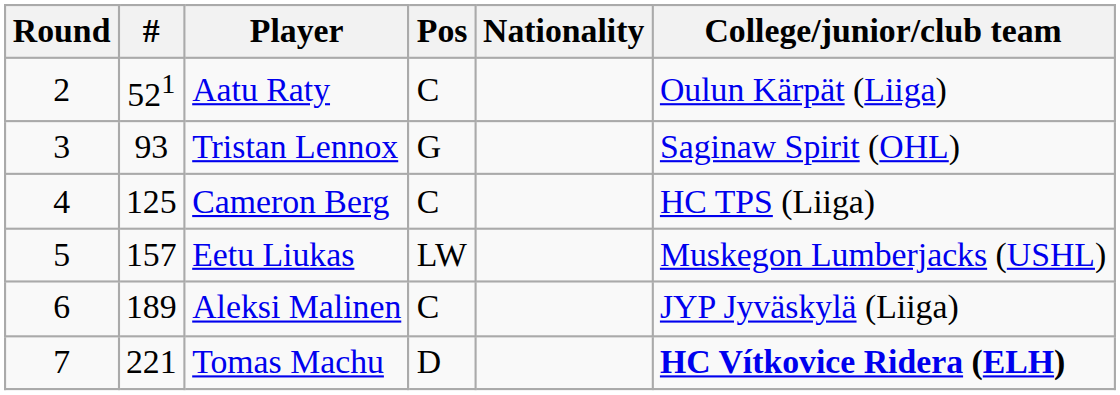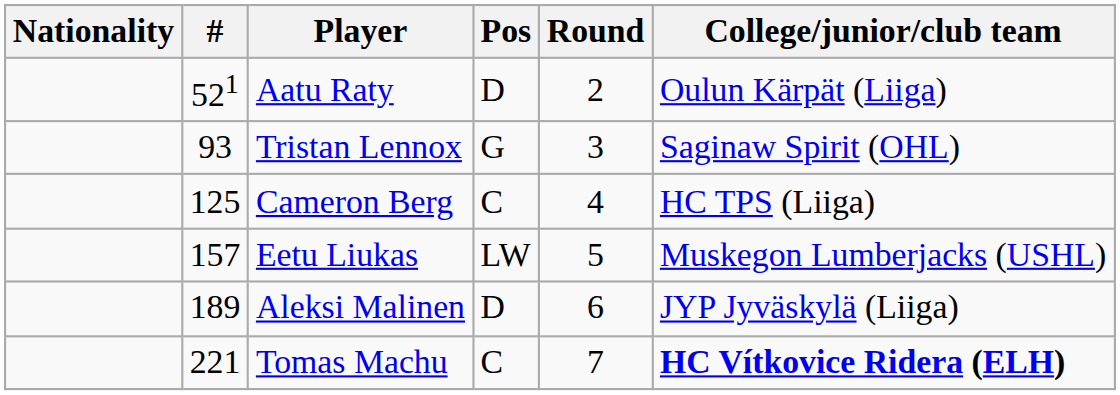columns swapped: (62, 31) <-> (564, 31)
(428, 89) C -> (493, 89) D
(428, 308) C -> (493, 308) D
(429, 361) D -> (492, 361) C
